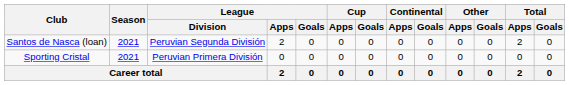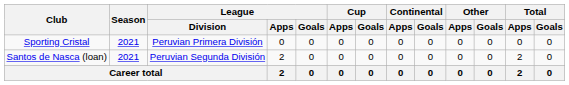rows swapped: (57, 57) <-> (57, 42)
